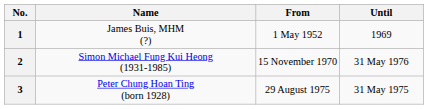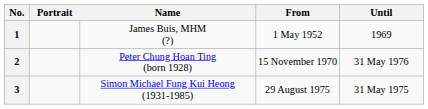+ column: (55, 12)
(146, 62) Simon Michael Fung Kui Heong (1931-1985) -> (168, 62) Peter Chung Hoan Ting (born 1928)
(146, 90) Peter Chung Hoan Ting (born 1928) -> (168, 90) Simon Michael Fung Kui Heong (1931-1985)
